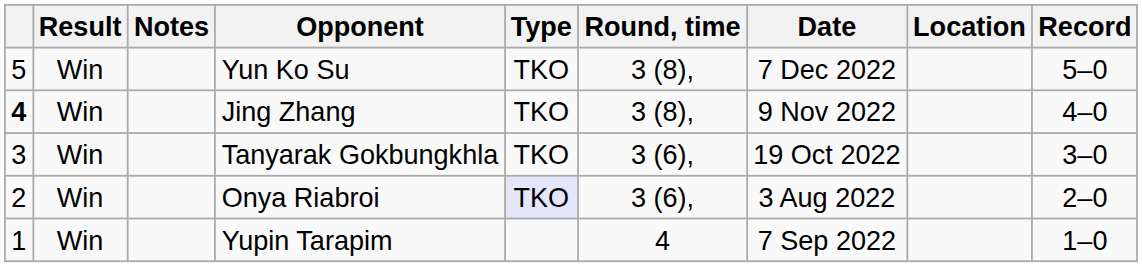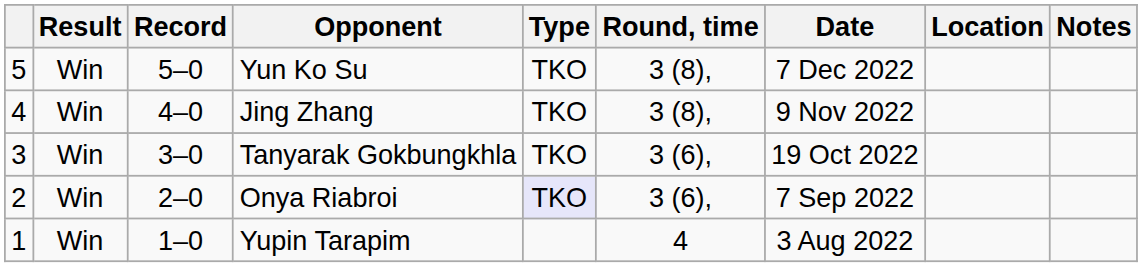columns swapped: (1085, 26) <-> (172, 26)
(19, 112) bold -> (19, 112) normal
(827, 198) 3 Aug 2022 -> (845, 198) 7 Sep 2022
(827, 241) 7 Sep 2022 -> (845, 241) 3 Aug 2022
